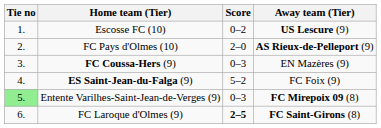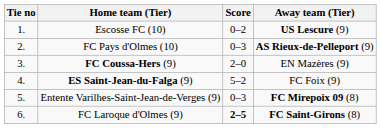(238, 47) 2–0 -> (238, 47) 0–3
(238, 64) 0–3 -> (238, 64) 2–0
(21, 98) lightgreen background -> (21, 98) no background
